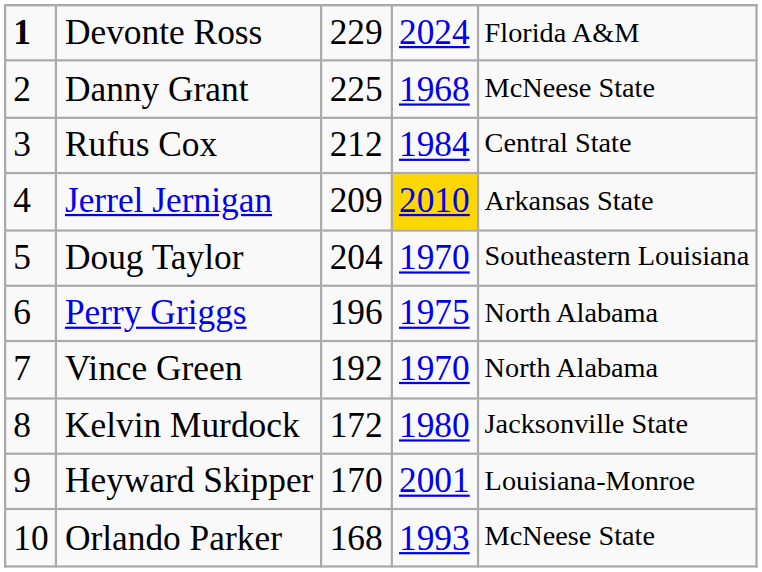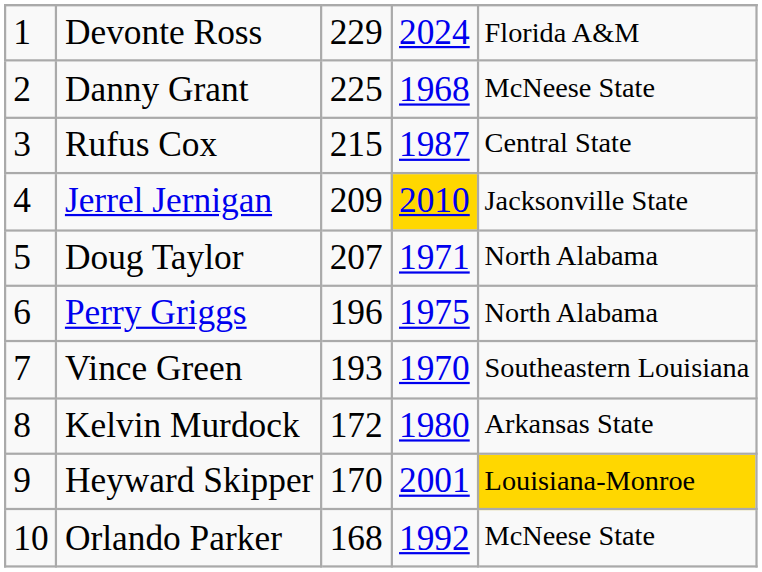(22, 32) bold -> (22, 32) normal
(356, 144) 212 -> (356, 144) 215
(434, 144) 1984 -> (434, 144) 1987
(569, 200) Arkansas State -> (586, 200) Jacksonville State
(356, 256) 204 -> (356, 256) 207
(434, 256) 1970 -> (434, 256) 1971
(617, 256) Southeastern Louisiana -> (571, 256) North Alabama
(356, 369) 192 -> (356, 369) 193
(571, 369) North Alabama -> (617, 369) Southeastern Louisiana
(586, 425) Jacksonville State -> (569, 425) Arkansas State
(590, 481) no background -> (590, 481) gold background
(434, 537) 1993 -> (434, 537) 1992
